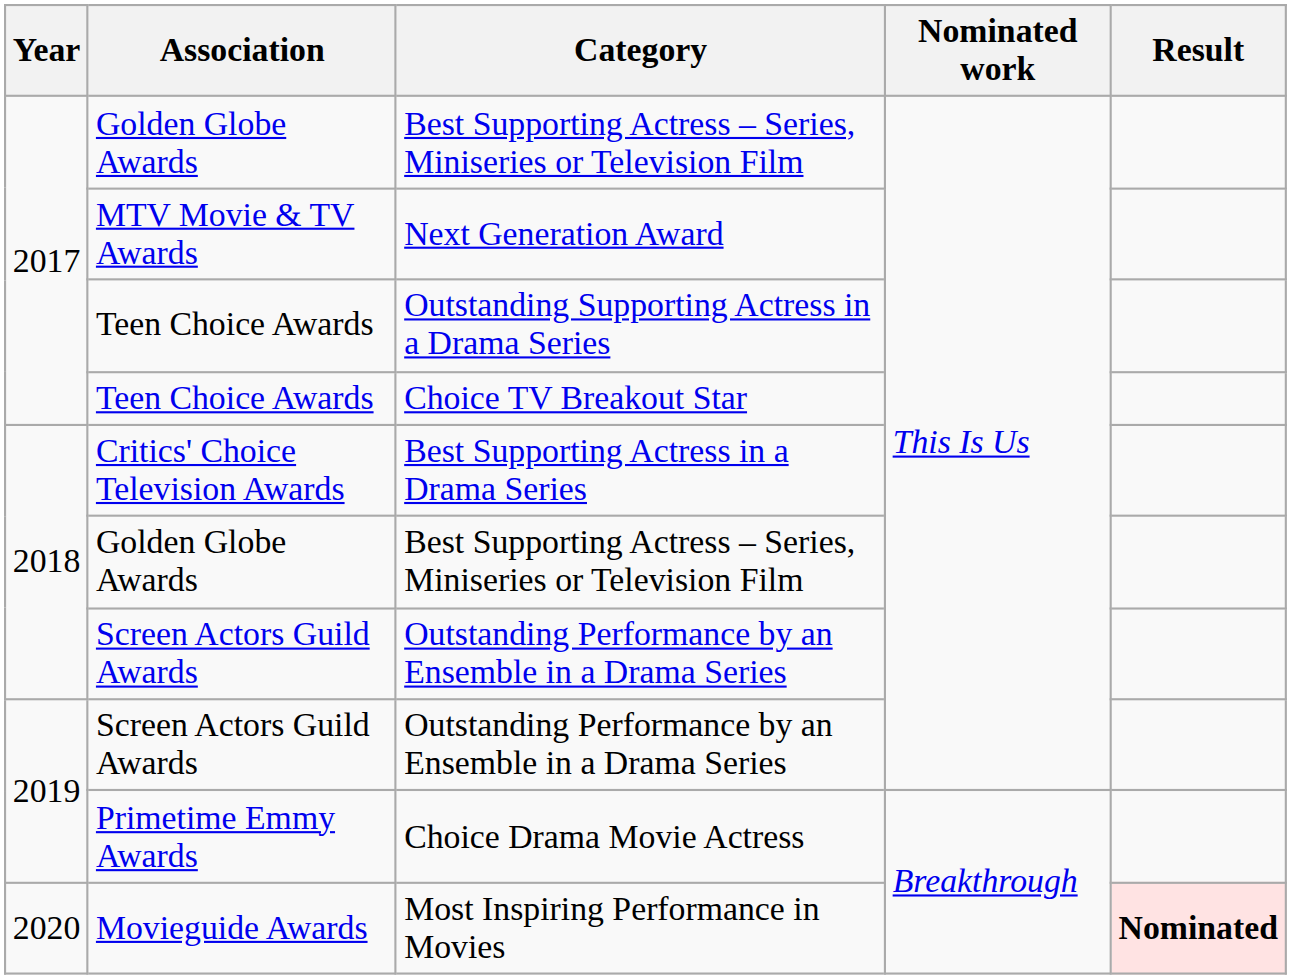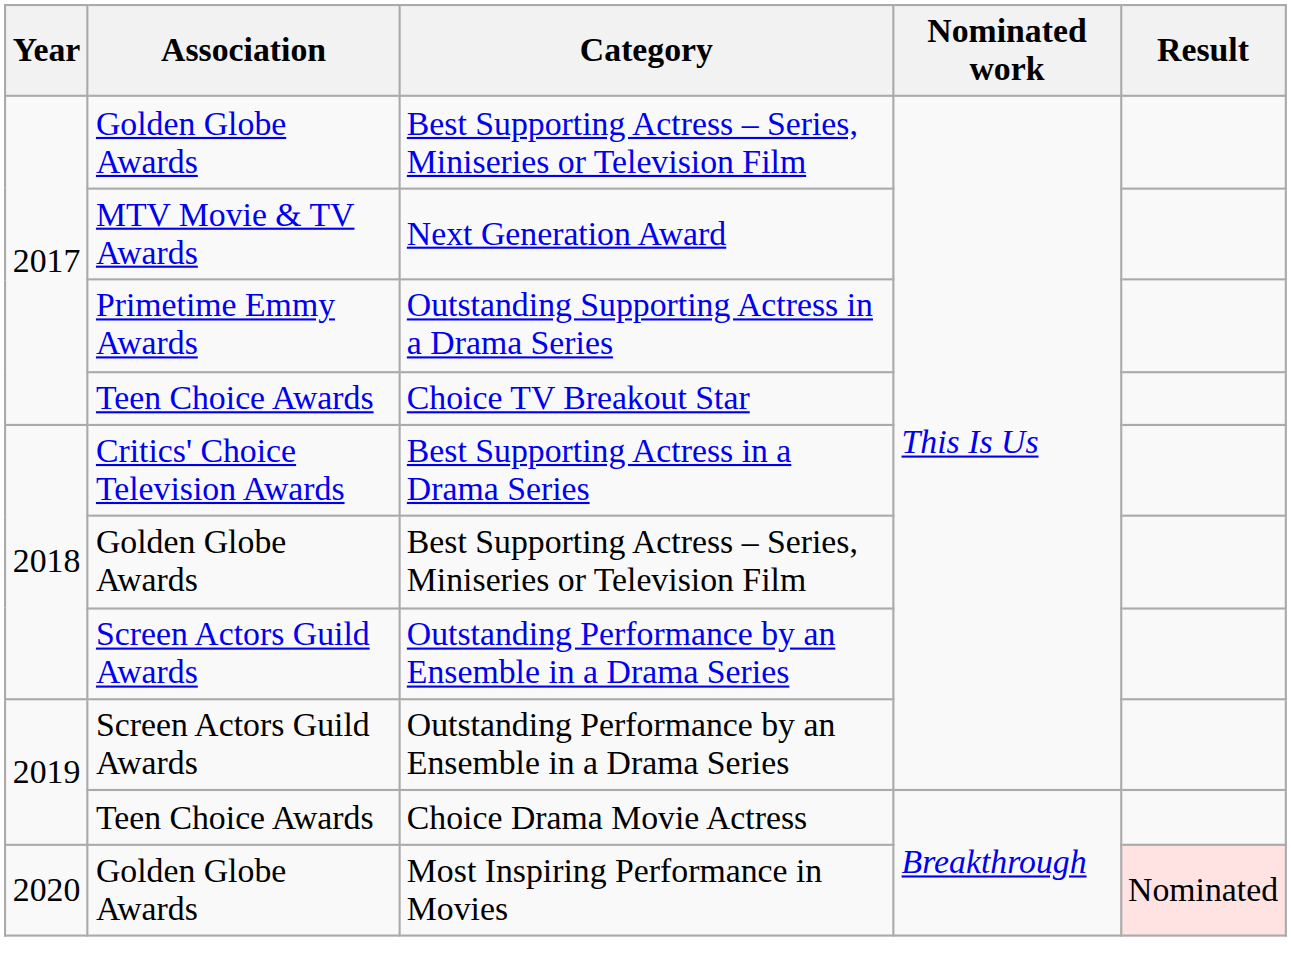(235, 324) Teen Choice Awards -> (215, 324) Primetime Emmy Awards
(215, 835) Primetime Emmy Awards -> (235, 816) Teen Choice Awards
(232, 927) Movieguide Awards -> (191, 889) Golden Globe Awards
(1198, 927) bold -> (1203, 889) normal
